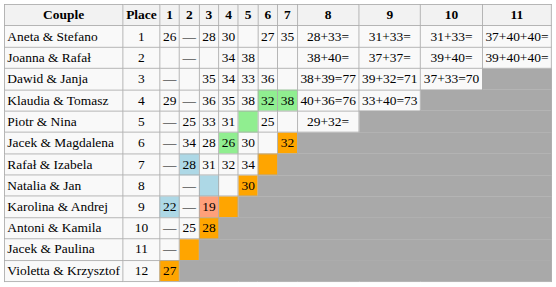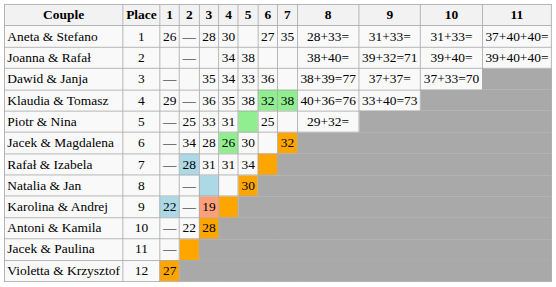(390, 57) 37+37= -> (390, 57) 39+32=71
(390, 79) 39+32=71 -> (390, 79) 37+37=
(229, 164) 32 -> (229, 164) 31
(189, 228) 25 -> (189, 228) 22
